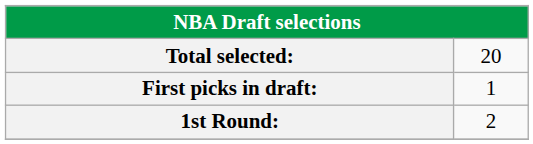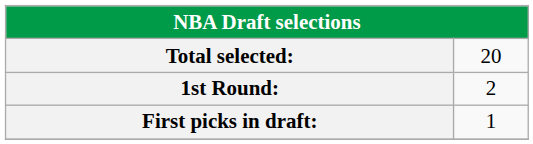rows swapped: (230, 88) <-> (230, 121)
